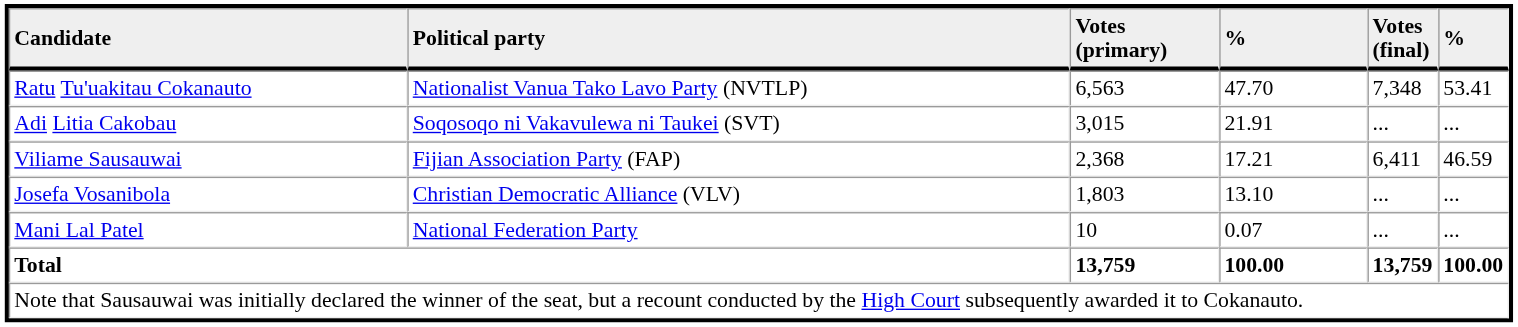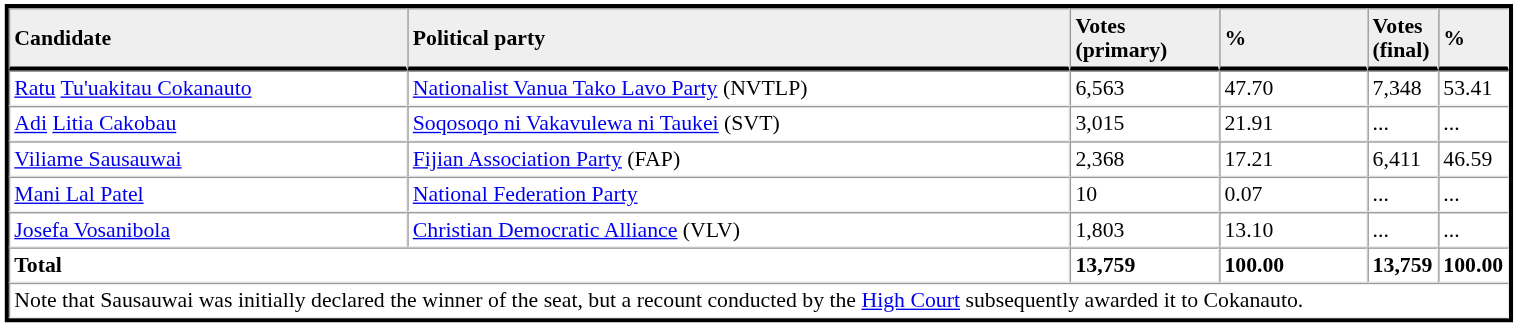rows swapped: (92, 194) <-> (79, 229)
